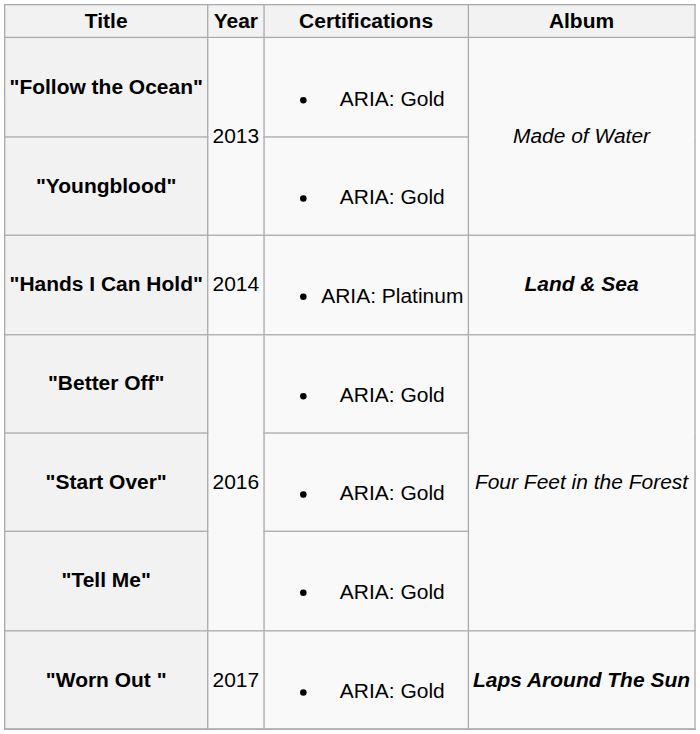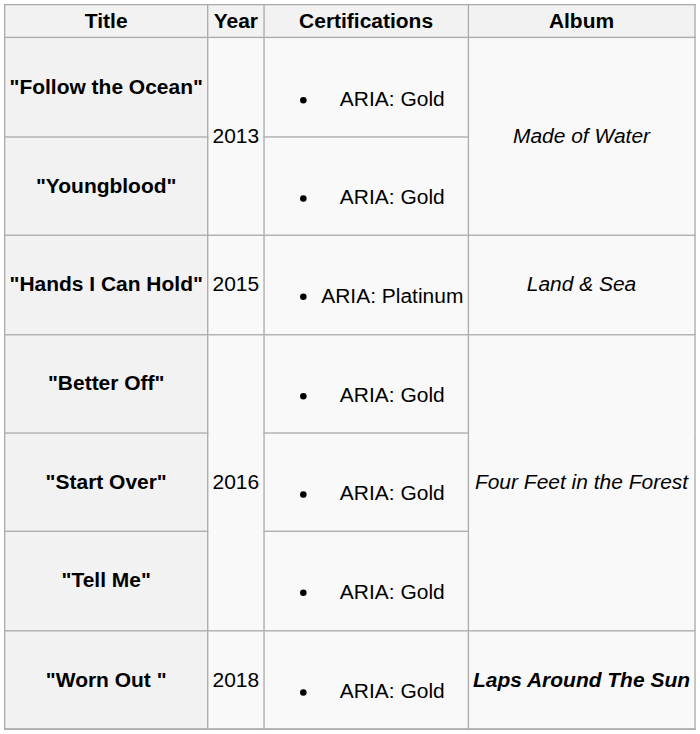(236, 284) 2014 -> (236, 284) 2015
(581, 284) bold -> (582, 284) normal
(236, 679) 2017 -> (236, 679) 2018
